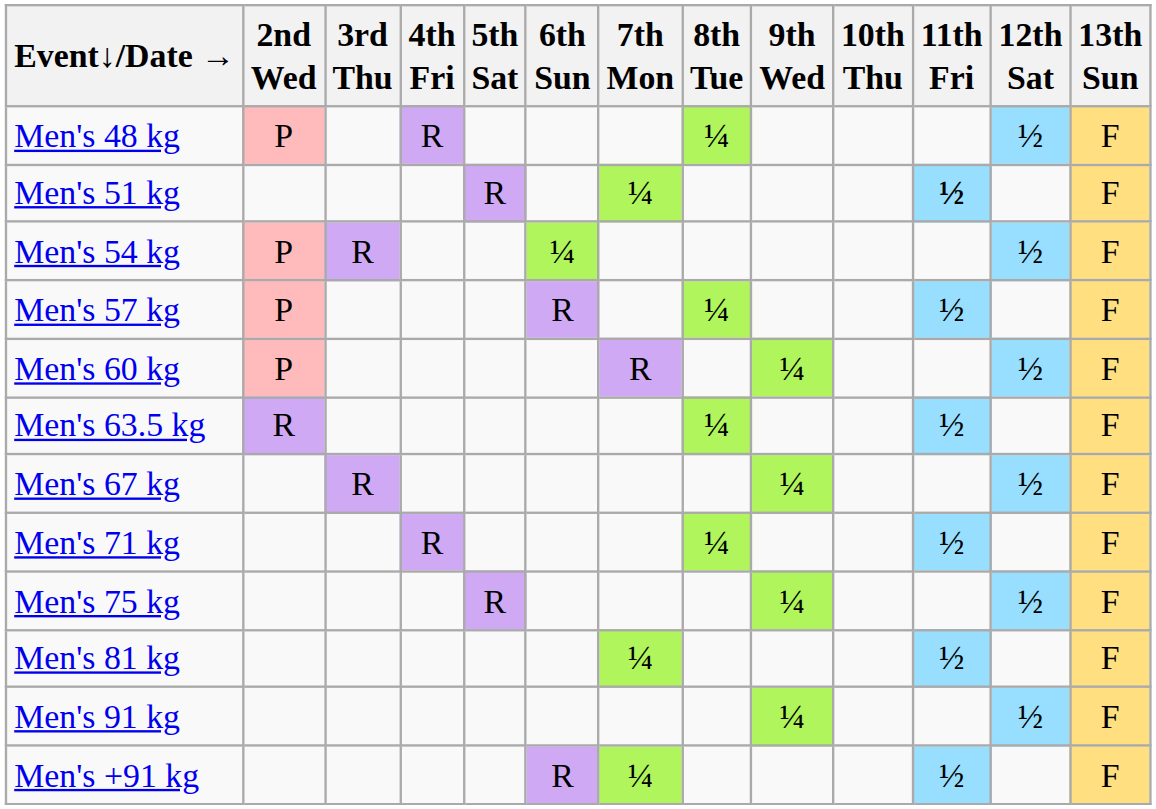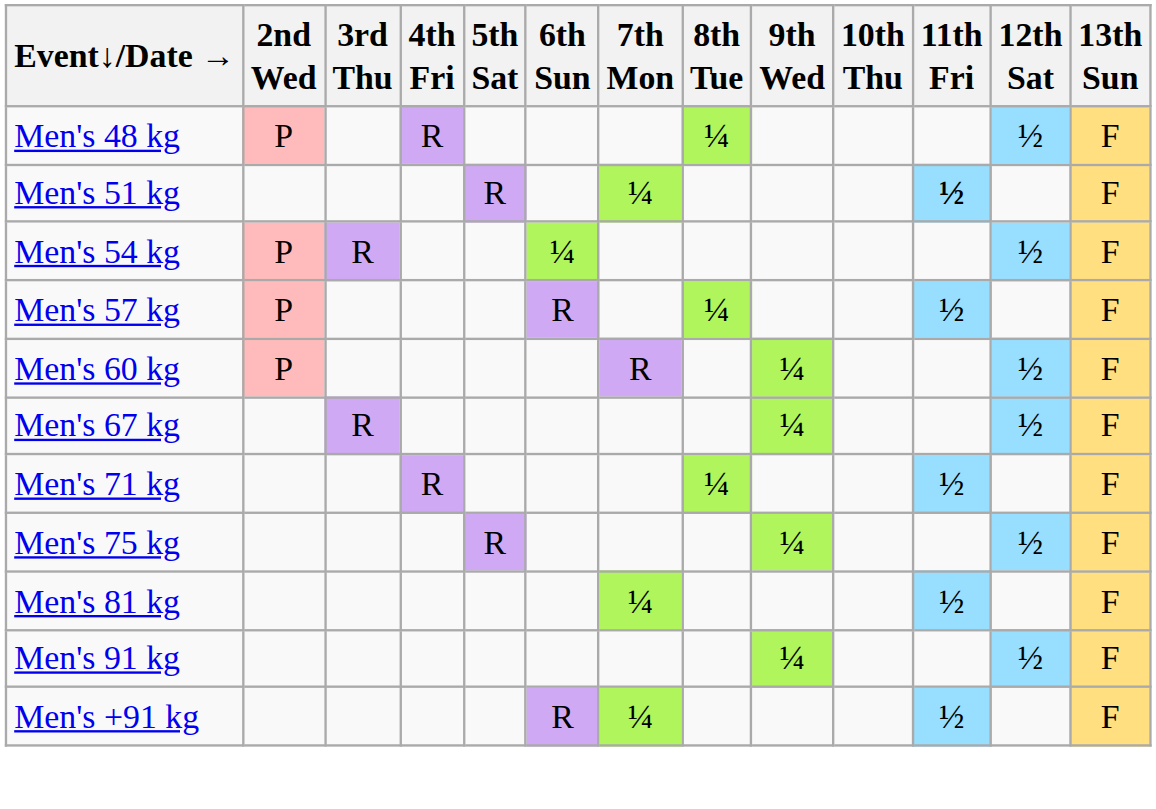- row: (110, 426)
